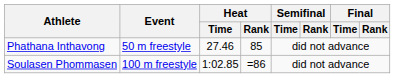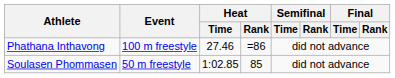(156, 47) 50 m freestyle -> (160, 47) 100 m freestyle
(256, 47) 85 -> (256, 47) =86
(160, 64) 100 m freestyle -> (156, 64) 50 m freestyle
(256, 64) =86 -> (256, 64) 85
